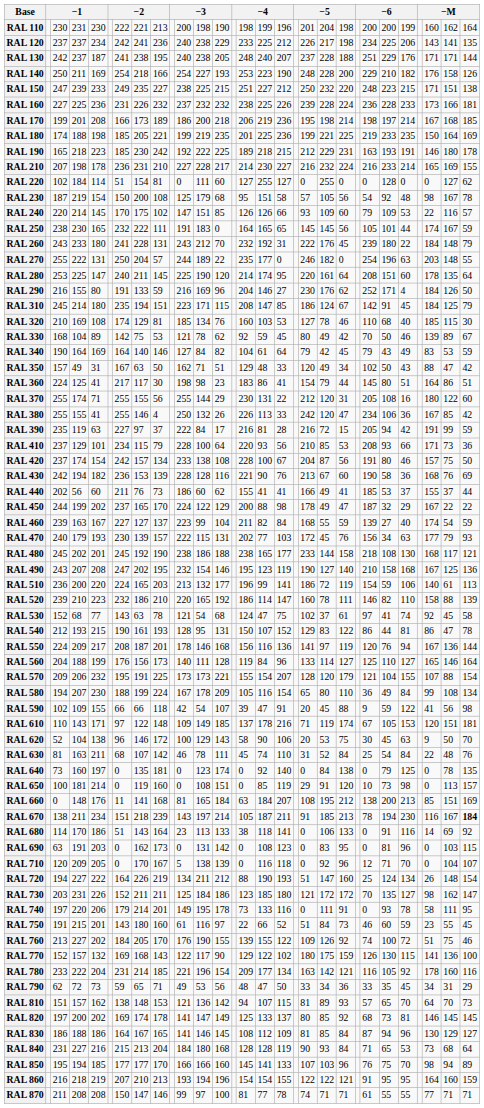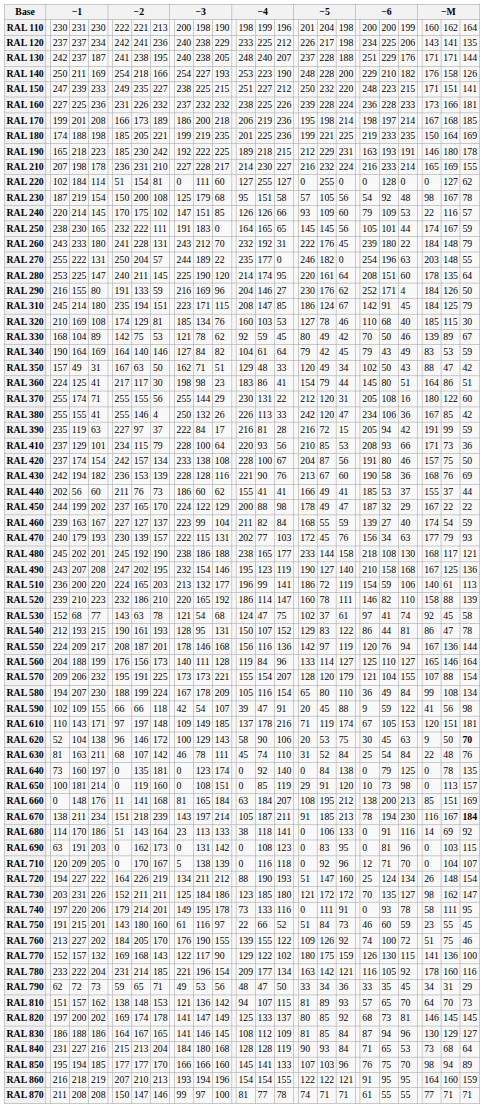(470, 89) 138 -> (470, 89) 141
(308, 646) 141 -> (308, 646) 142
(141, 724) 122 -> (141, 724) 197
(467, 739) normal -> (467, 739) bold
